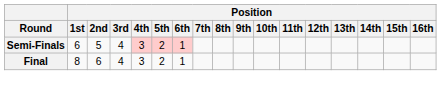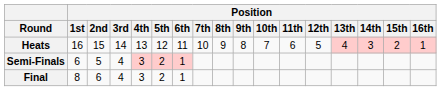+ row: (36, 45)
